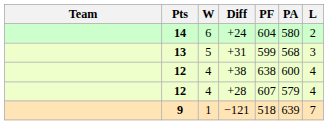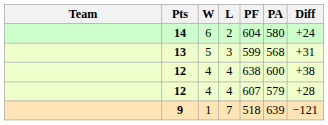columns swapped: (313, 14) <-> (237, 14)
